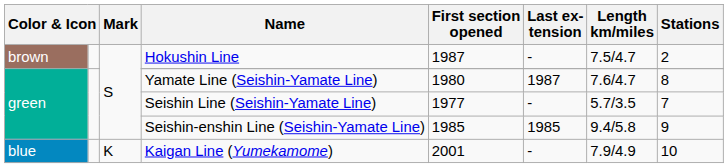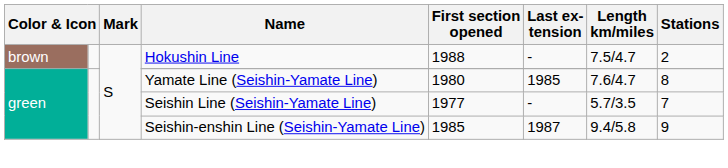(448, 56) 1987 -> (448, 56) 1988
(544, 80) 1987 -> (544, 80) 1985
(544, 127) 1985 -> (544, 127) 1987
- row: (239, 151)
